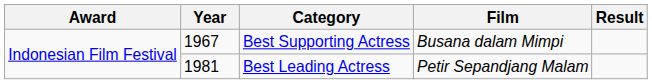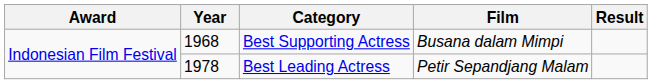(202, 42) 1967 -> (202, 42) 1968
(202, 67) 1981 -> (202, 67) 1978
